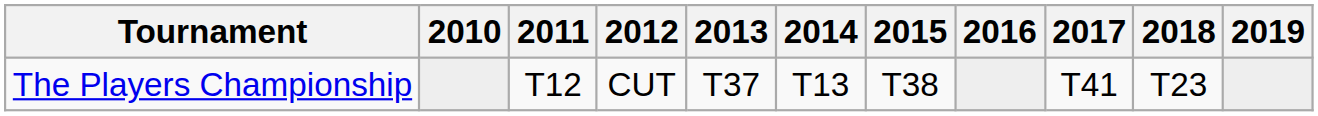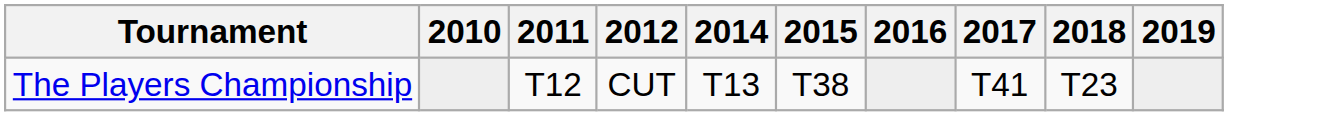- column: (731, 32)
